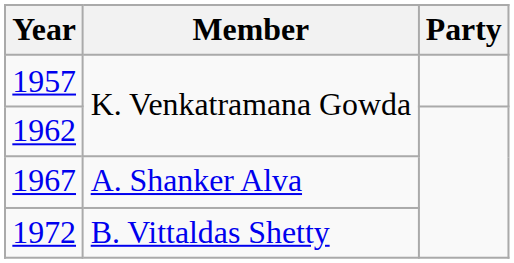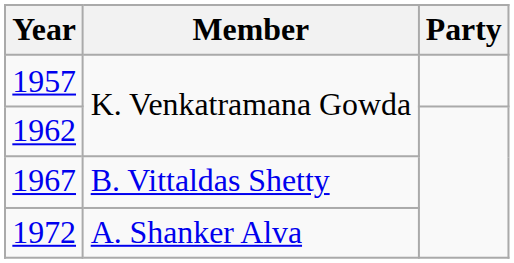(196, 181) A. Shanker Alva -> (210, 181) B. Vittaldas Shetty
(210, 231) B. Vittaldas Shetty -> (196, 231) A. Shanker Alva
